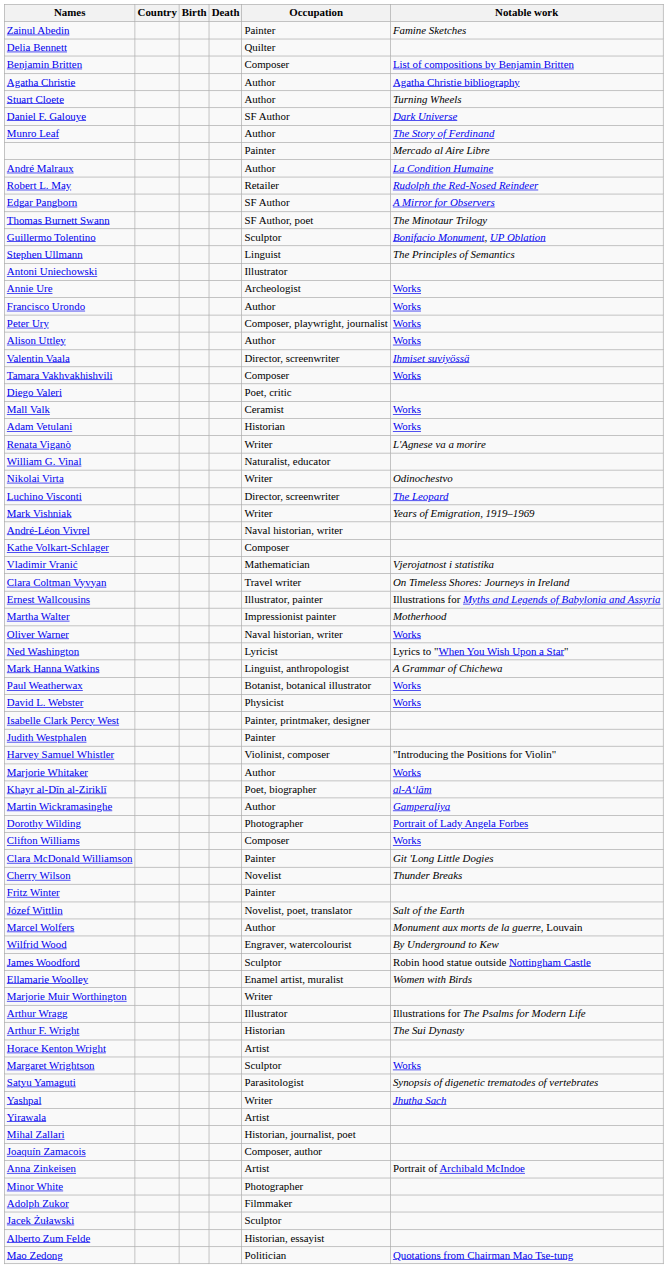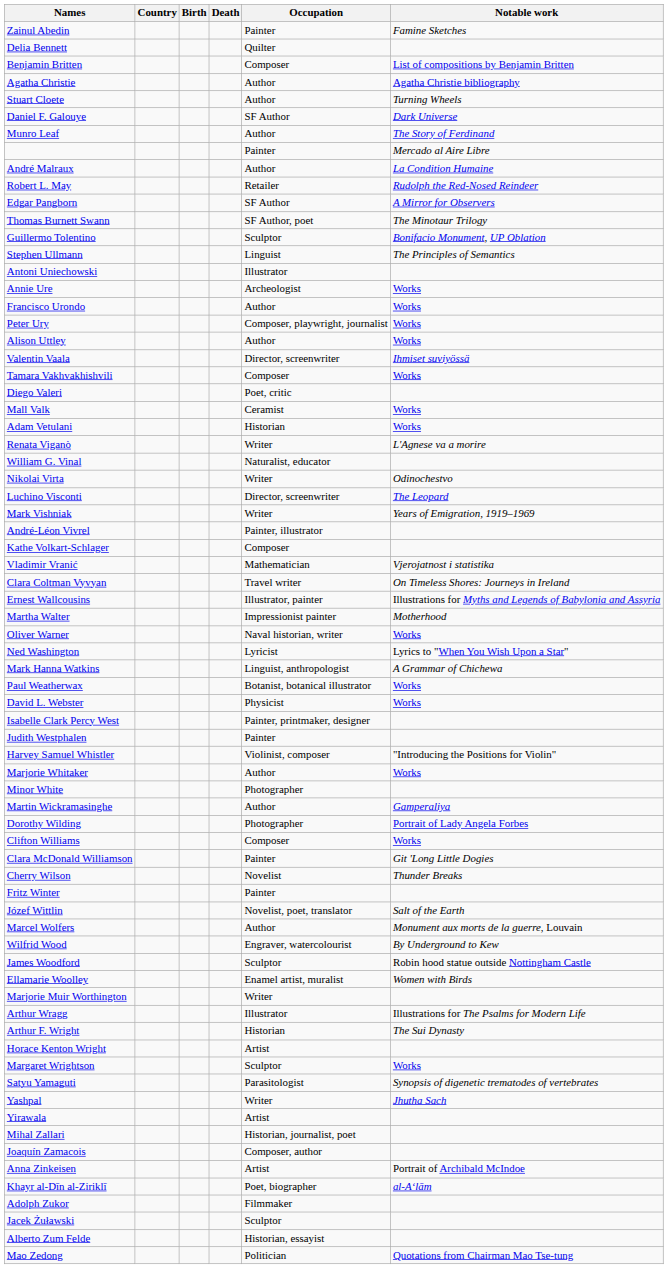(294, 530) Naval historian, writer -> (284, 530) Painter, illustrator
rows swapped: (35, 1186) <-> (57, 789)
